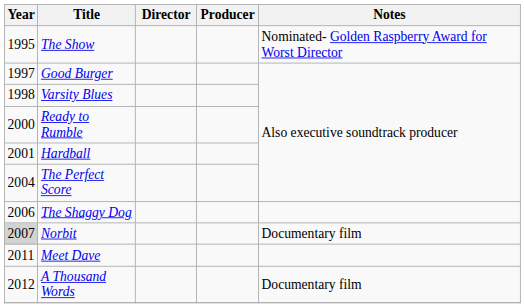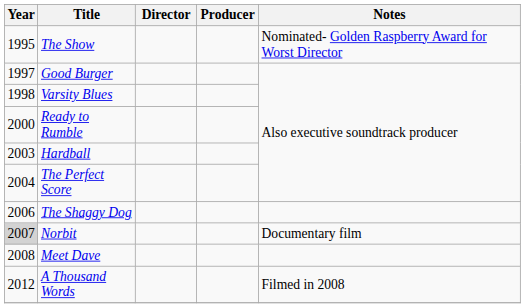(21, 153) 2001 -> (21, 153) 2003
(21, 255) 2011 -> (21, 255) 2008
(312, 284) Documentary film -> (303, 284) Filmed in 2008
